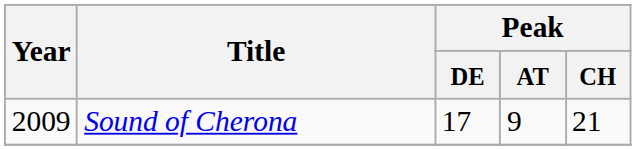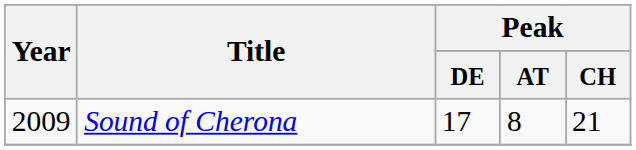(514, 121) 9 -> (514, 121) 8
